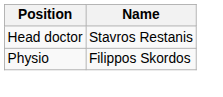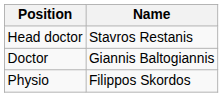+ row: (28, 59)
